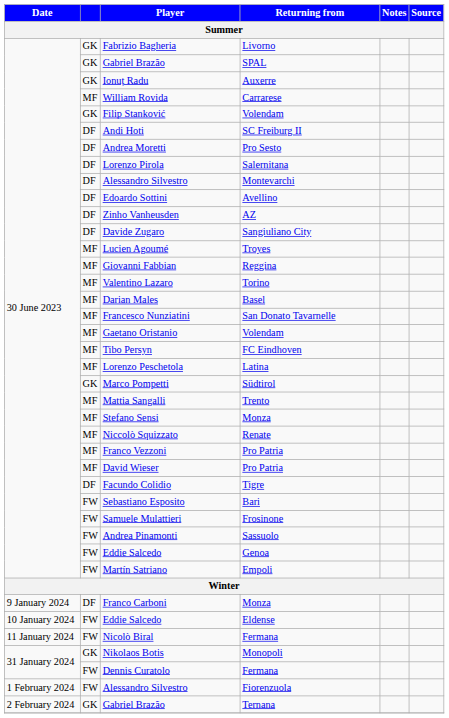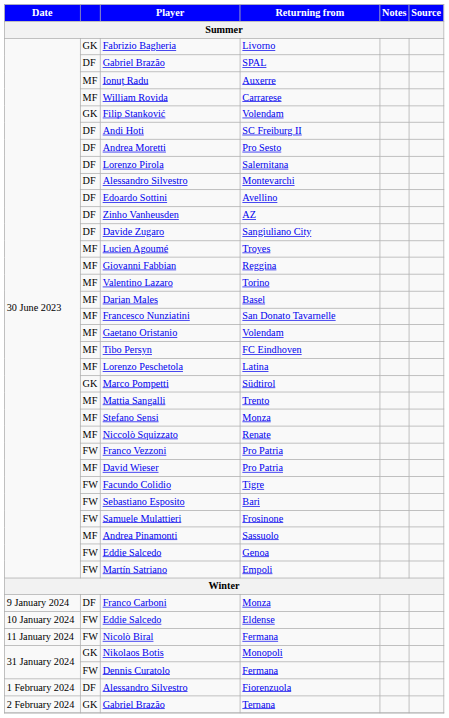(90, 63) GK -> (89, 63) DF
(90, 80) GK -> (90, 80) MF
(90, 451) MF -> (90, 451) FW
(89, 485) DF -> (90, 485) FW
(90, 536) FW -> (90, 536) MF
(90, 687) FW -> (89, 687) DF
